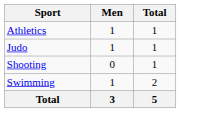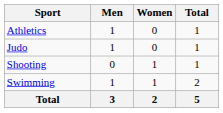+ column: (155, 13)
